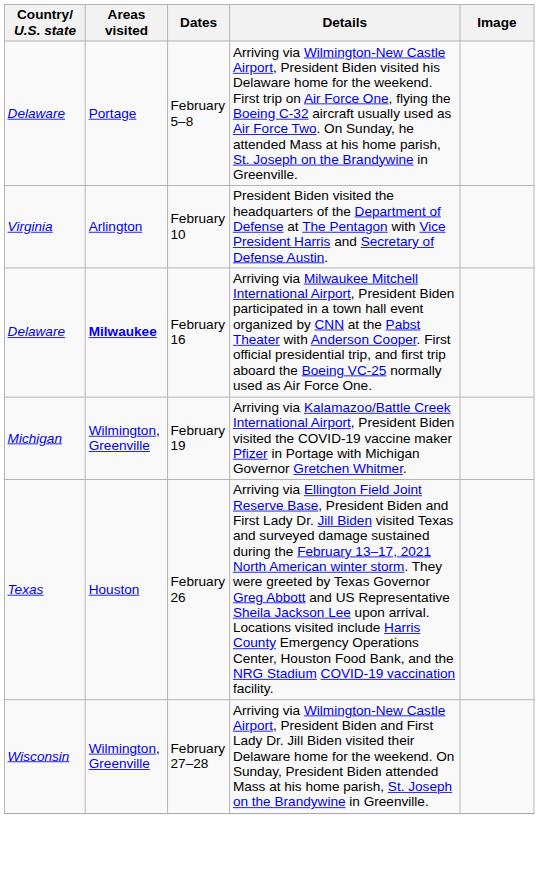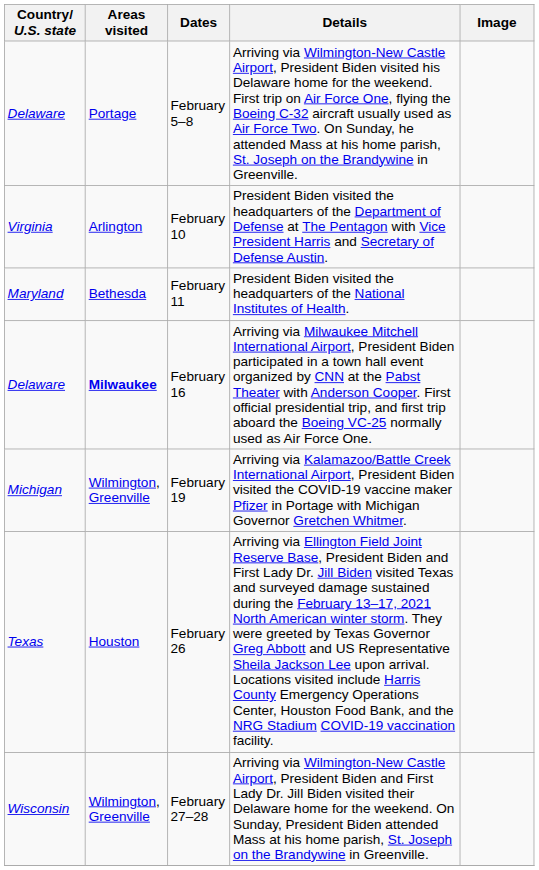+ row: (198, 294)
